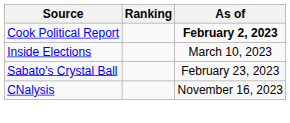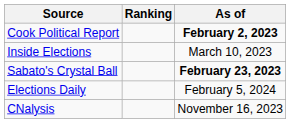(230, 71) normal -> (230, 71) bold
+ row: (46, 90)
